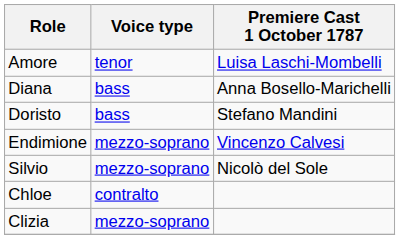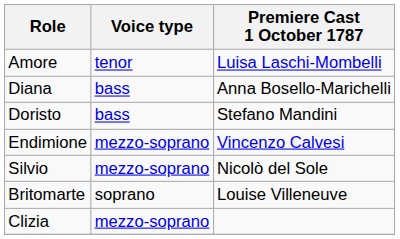+ row: (47, 194)
- row: (30, 194)
